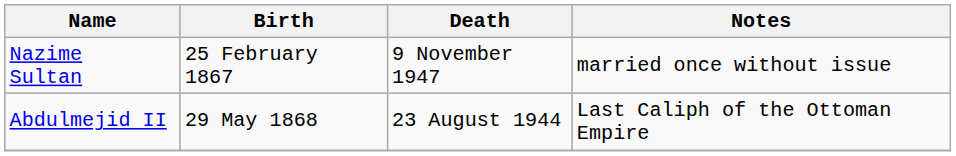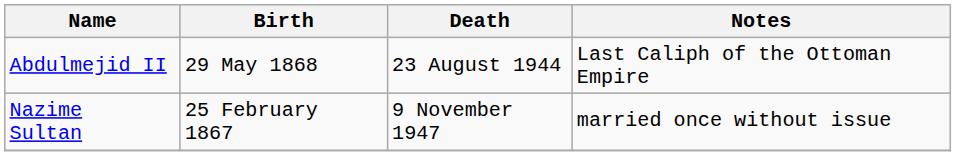rows swapped: (52, 66) <-> (88, 122)
